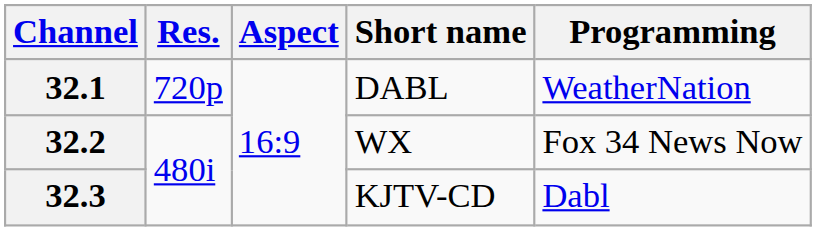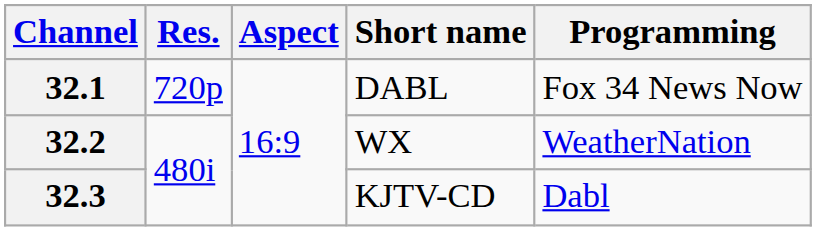(647, 86) WeatherNation -> (673, 86) Fox 34 News Now
(673, 141) Fox 34 News Now -> (647, 141) WeatherNation
